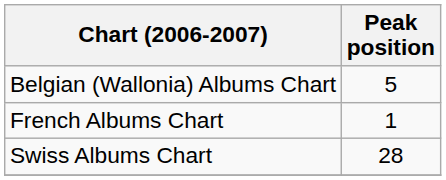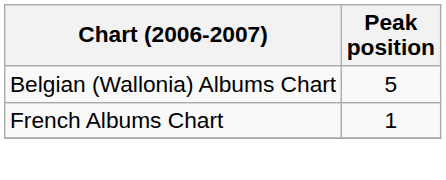- row: (111, 156)
